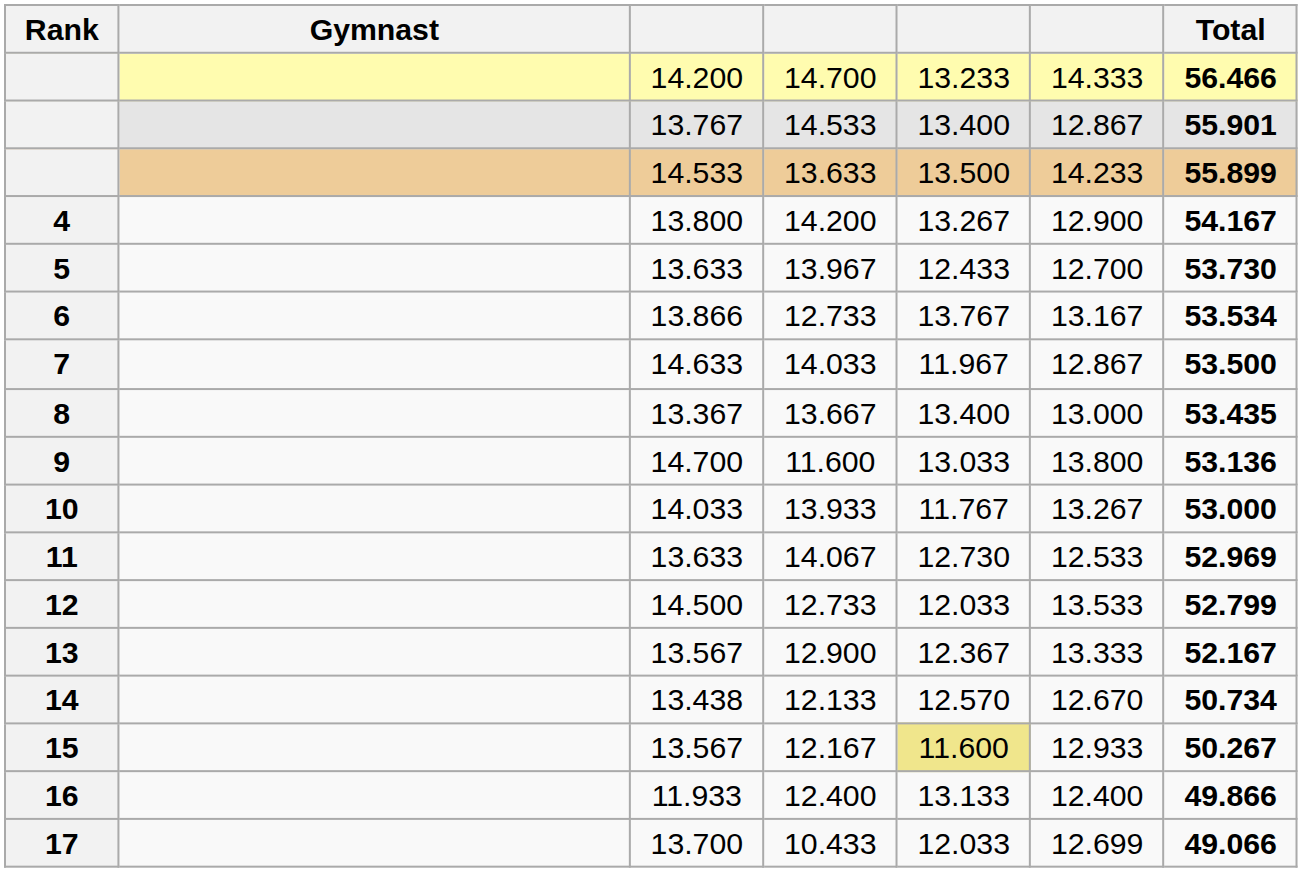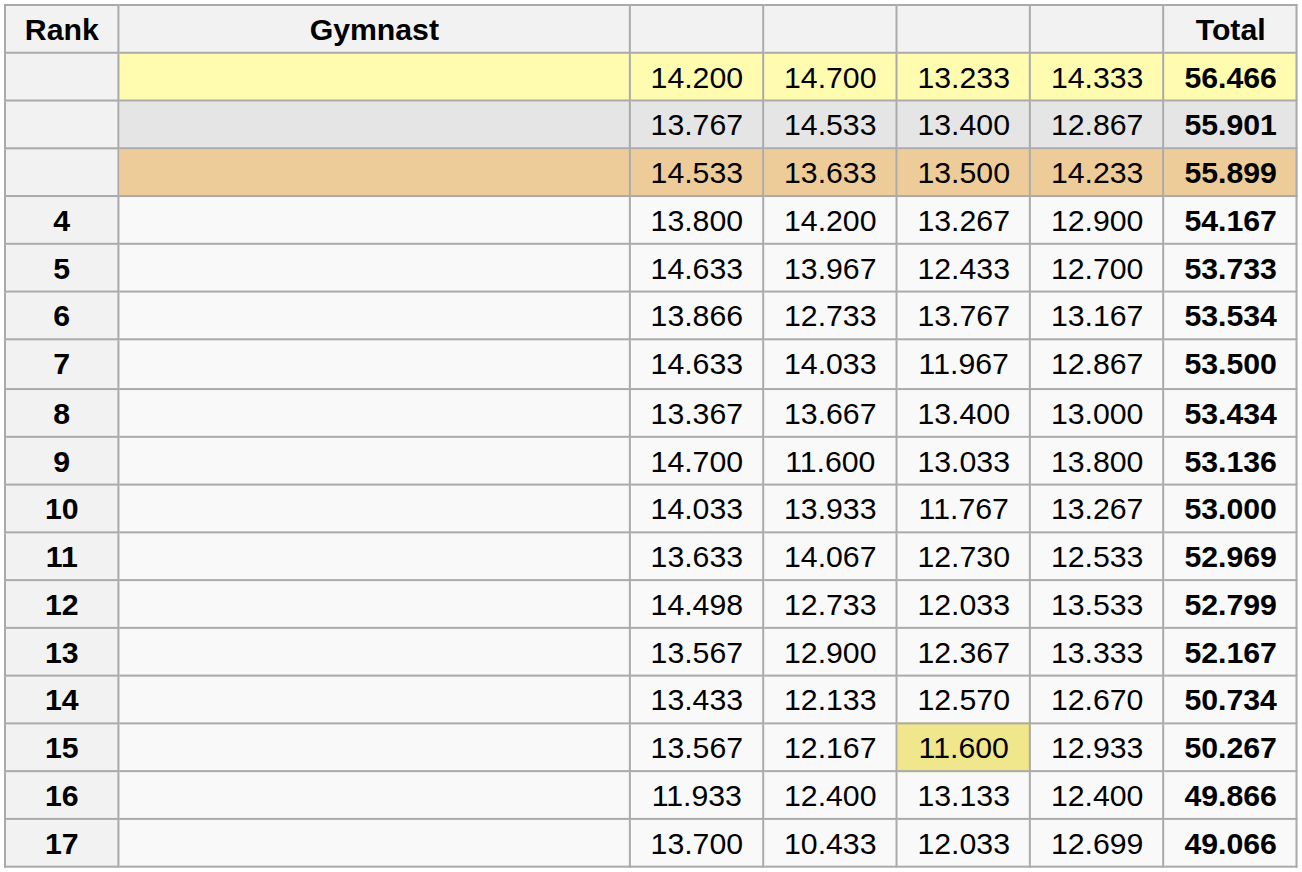(697, 269) 13.633 -> (697, 269) 14.633
(1231, 269) 53.730 -> (1231, 269) 53.733
(1231, 412) 53.435 -> (1231, 412) 53.434
(697, 604) 14.500 -> (697, 604) 14.498
(697, 700) 13.438 -> (697, 700) 13.433
